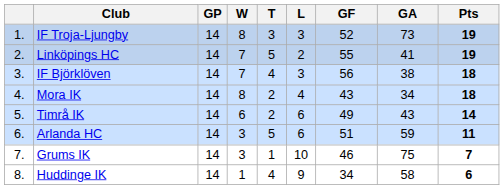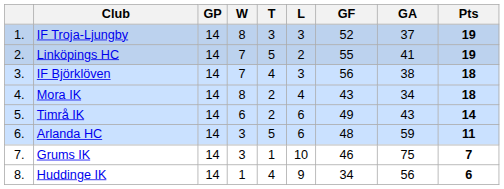(408, 34) 73 -> (408, 34) 37
(346, 134) 51 -> (346, 134) 48
(408, 174) 58 -> (408, 174) 56
